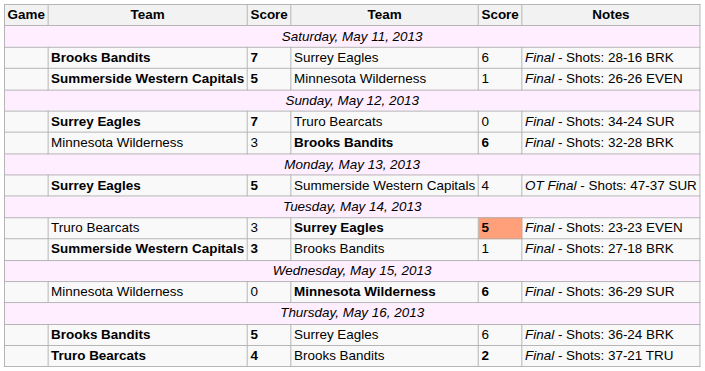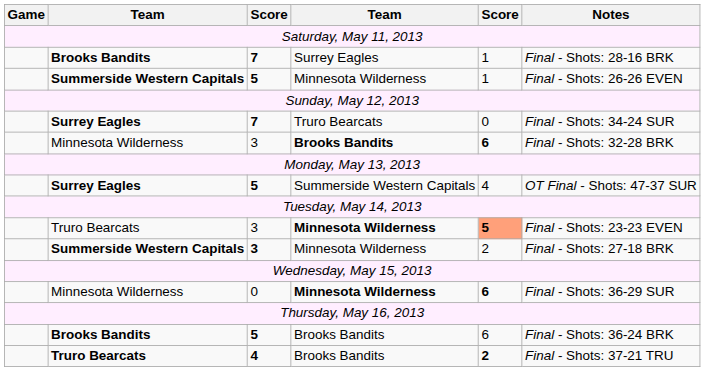(485, 57) 6 -> (485, 57) 1
(339, 228) Surrey Eagles -> (365, 228) Minnesota Wilderness
(339, 249) Brooks Bandits -> (360, 249) Minnesota Wilderness
(485, 249) 1 -> (485, 249) 2
(336, 334) Surrey Eagles -> (339, 334) Brooks Bandits
